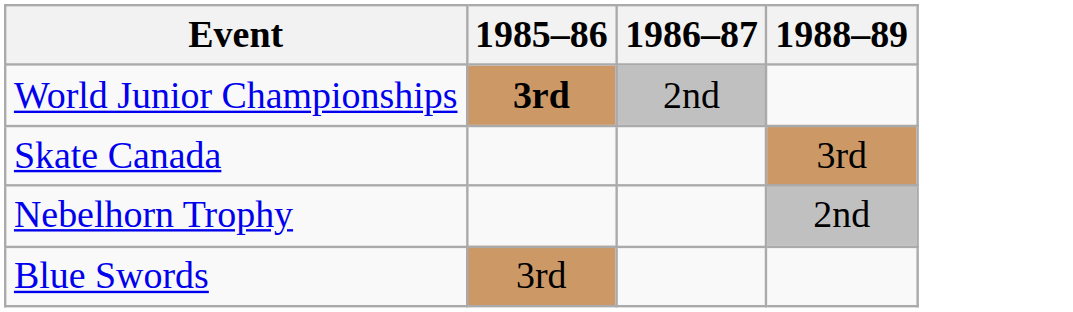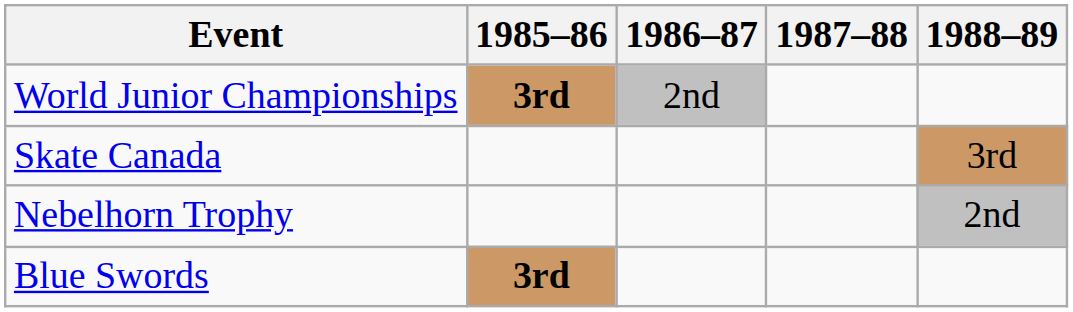+ column: (842, 34)
(541, 275) normal -> (541, 275) bold
